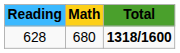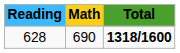(84, 37) 680 -> (84, 37) 690
